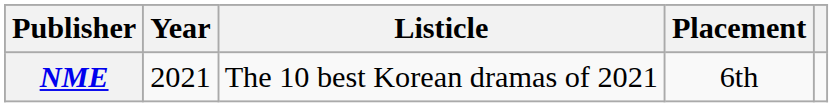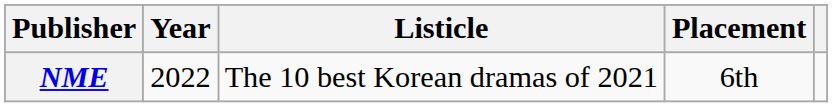(180, 76) 2021 -> (180, 76) 2022
